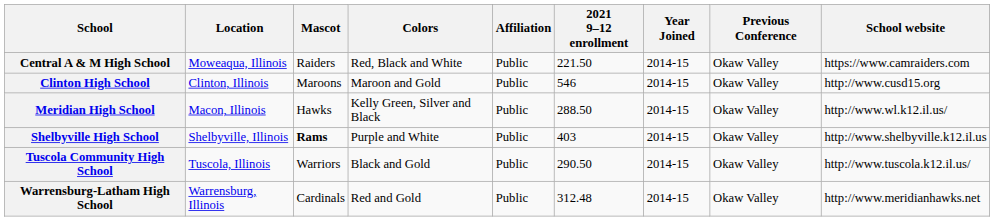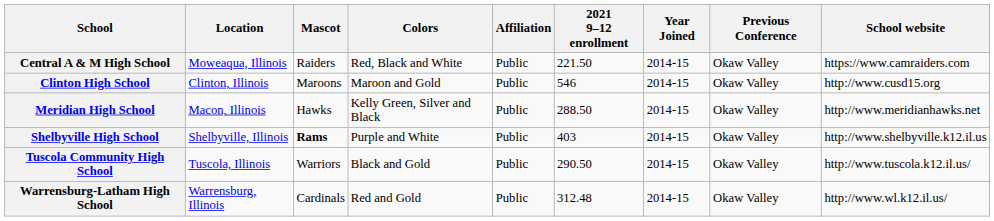(886, 110) http://www.wl.k12.il.us/ -> (902, 110) http://www.meridianhawks.net
(902, 198) http://www.meridianhawks.net -> (886, 198) http://www.wl.k12.il.us/
